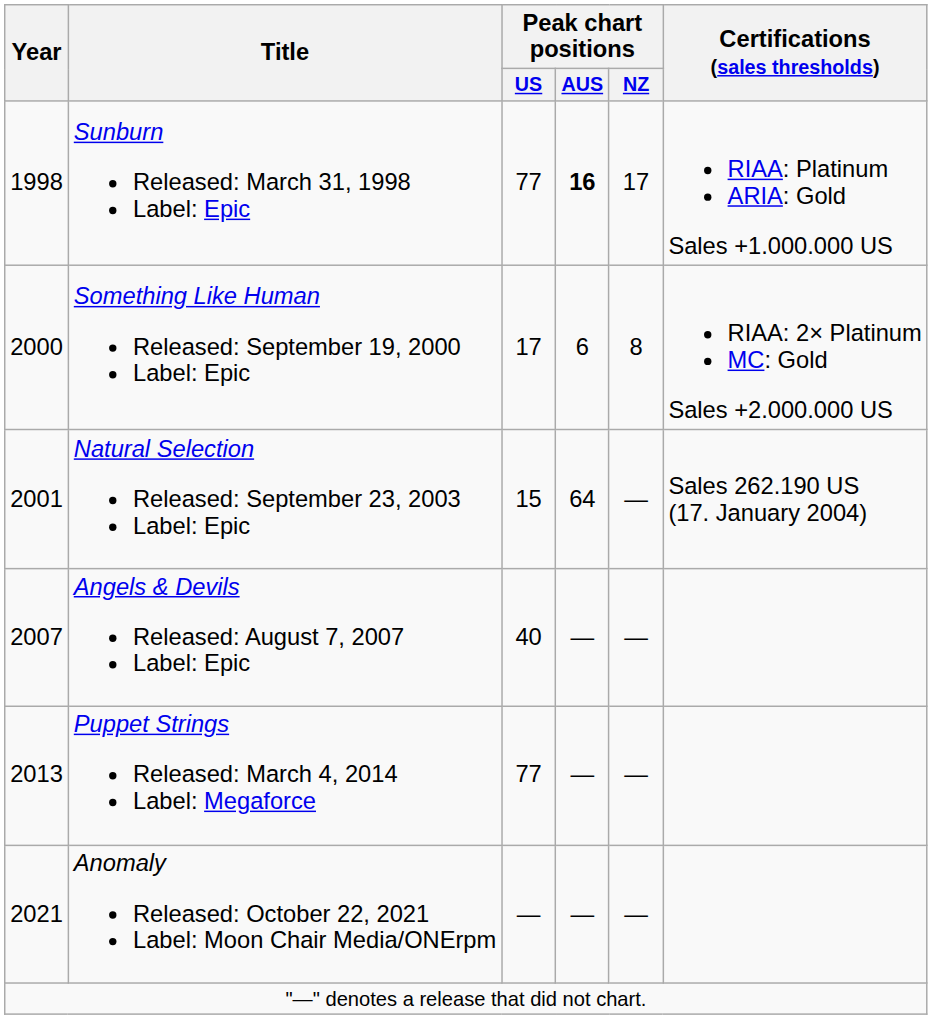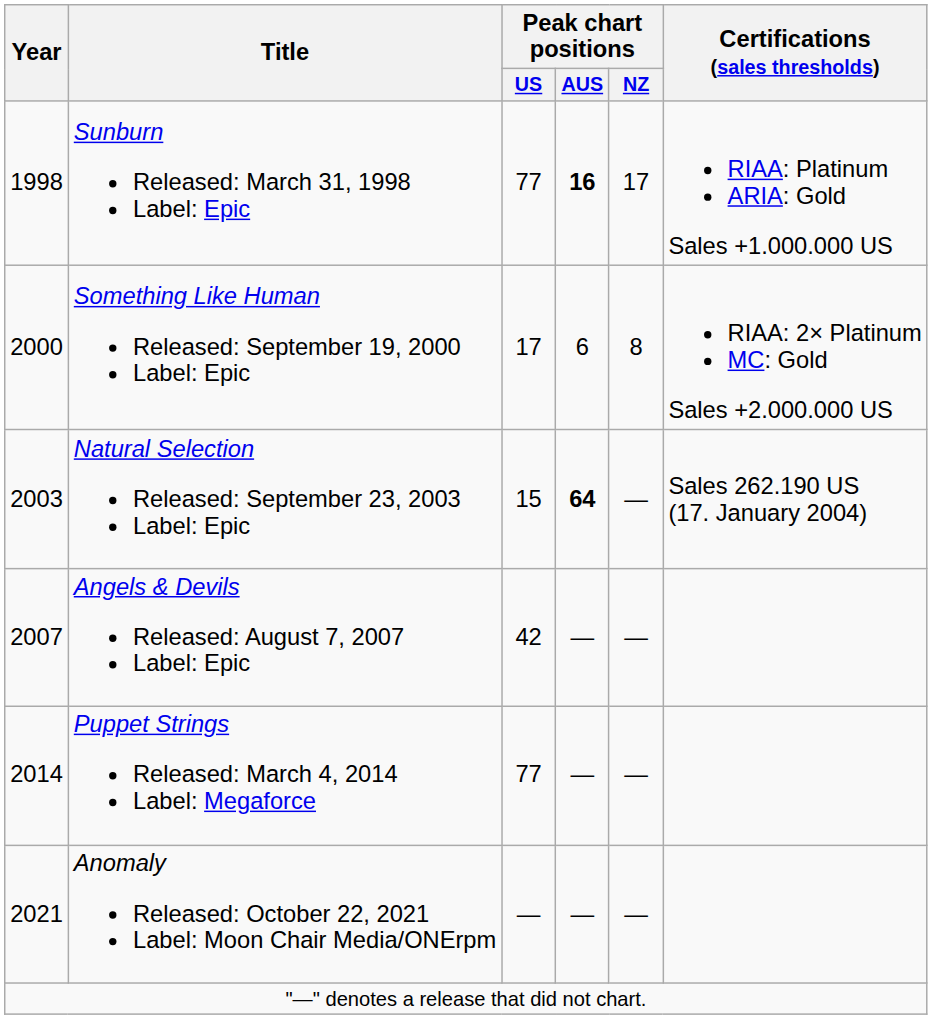(37, 499) 2001 -> (37, 499) 2003
(582, 499) normal -> (582, 499) bold
(529, 637) 40 -> (529, 637) 42
(37, 775) 2013 -> (37, 775) 2014
